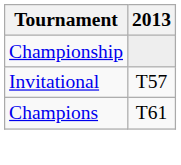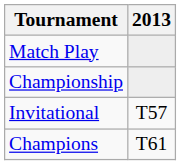+ row: (54, 50)
